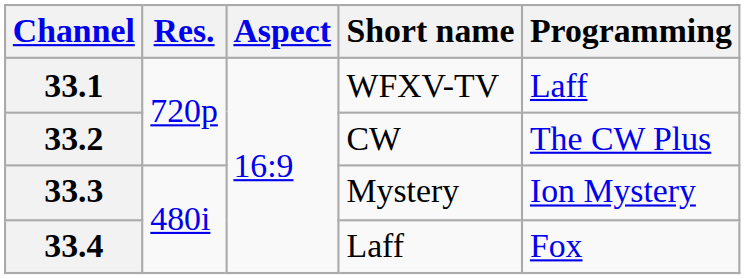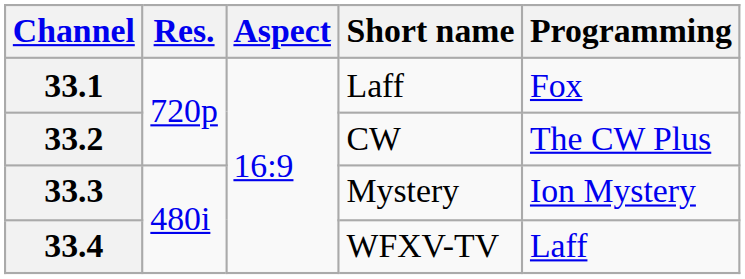(423, 84) WFXV-TV -> (375, 84) Laff
(559, 84) Laff -> (556, 84) Fox
(375, 245) Laff -> (423, 245) WFXV-TV
(556, 245) Fox -> (559, 245) Laff
